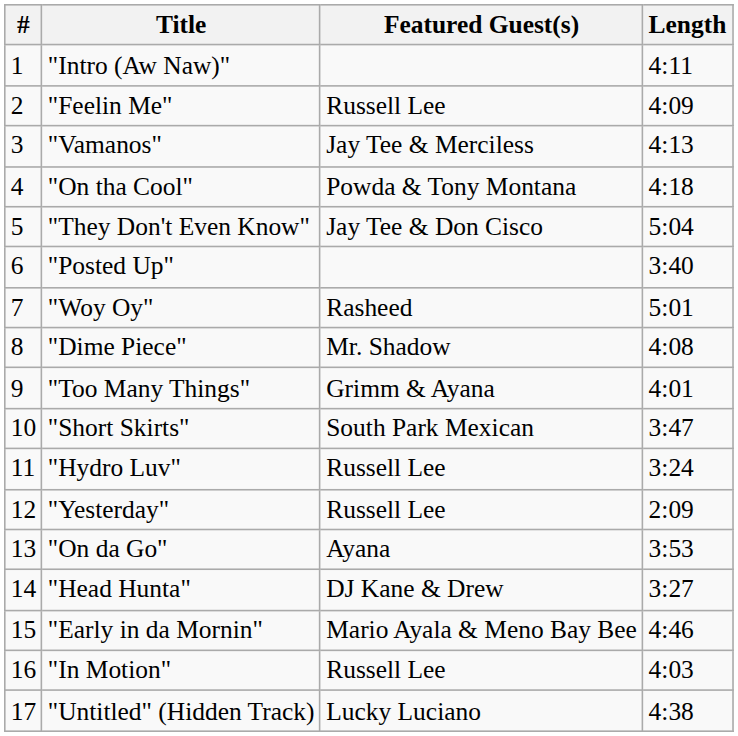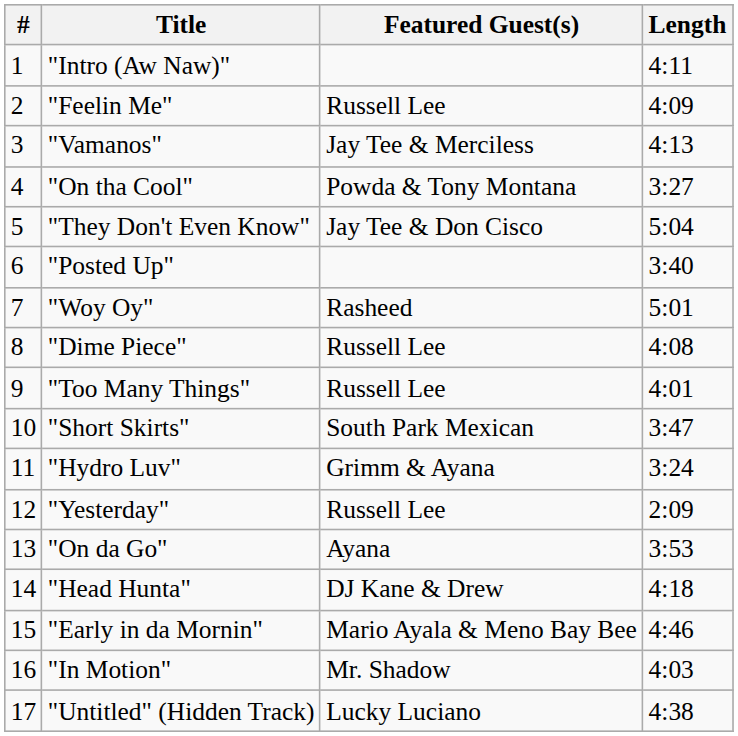(671, 186) 4:18 -> (671, 186) 3:27
(388, 347) Mr. Shadow -> (386, 347) Russell Lee
(411, 387) Grimm & Ayana -> (386, 387) Russell Lee
(386, 468) Russell Lee -> (411, 468) Grimm & Ayana
(671, 589) 3:27 -> (671, 589) 4:18
(386, 670) Russell Lee -> (388, 670) Mr. Shadow
